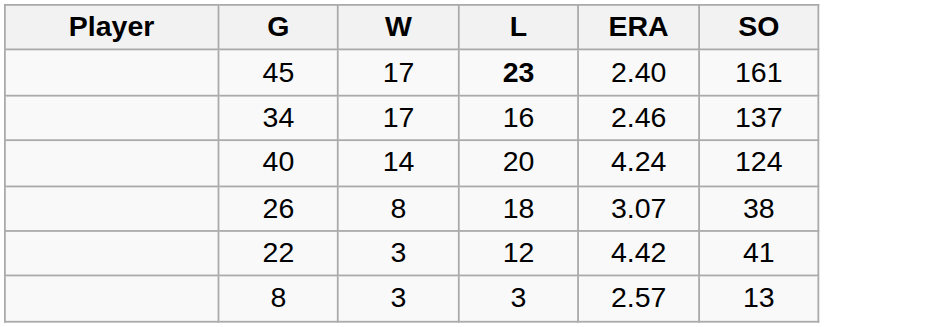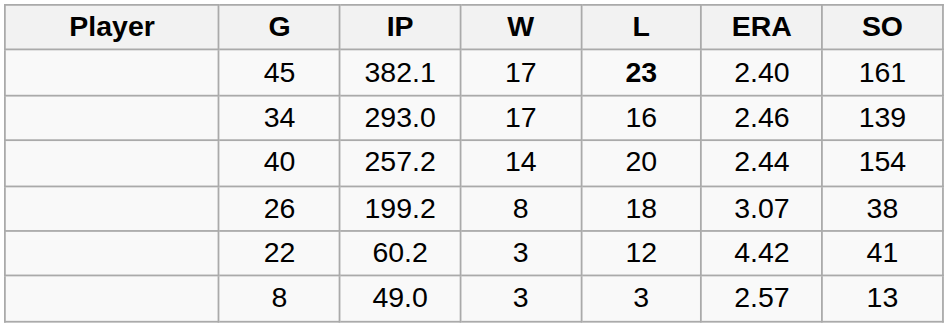+ column: (400, 27)
(759, 117) 137 -> (882, 117) 139
(639, 162) 4.24 -> (762, 162) 2.44
(759, 162) 124 -> (882, 162) 154
